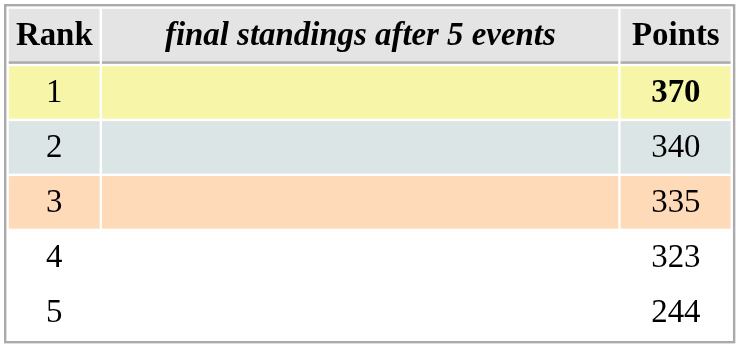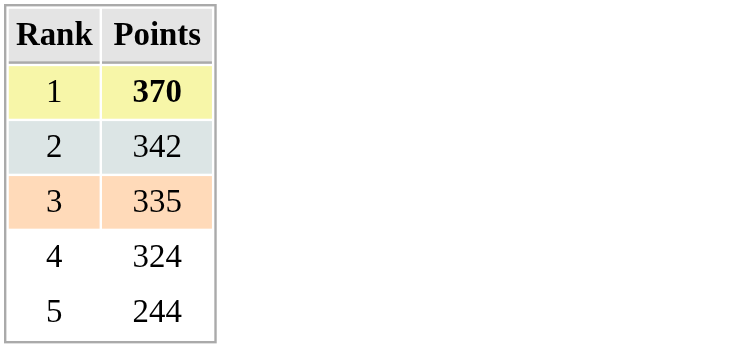- column: (360, 34)
(676, 146) 340 -> (157, 146) 342
(676, 256) 323 -> (157, 256) 324
